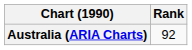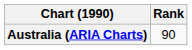(169, 34) 92 -> (169, 34) 90
